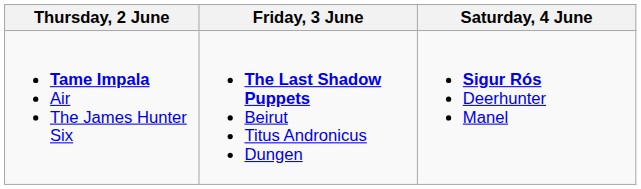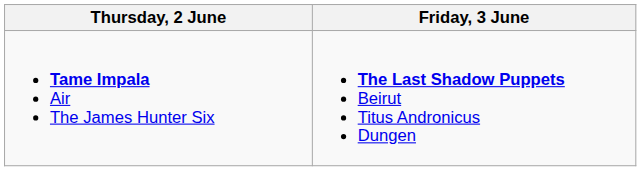- column: (527, 17)
